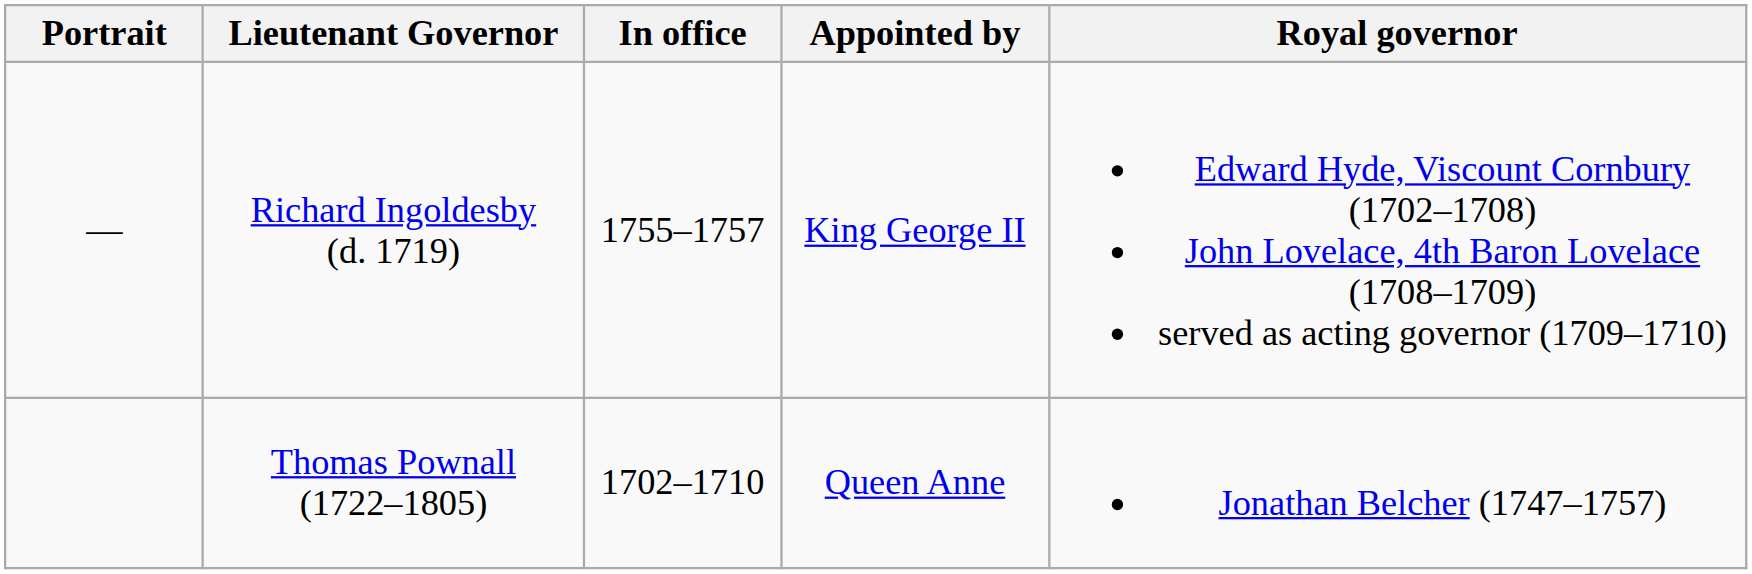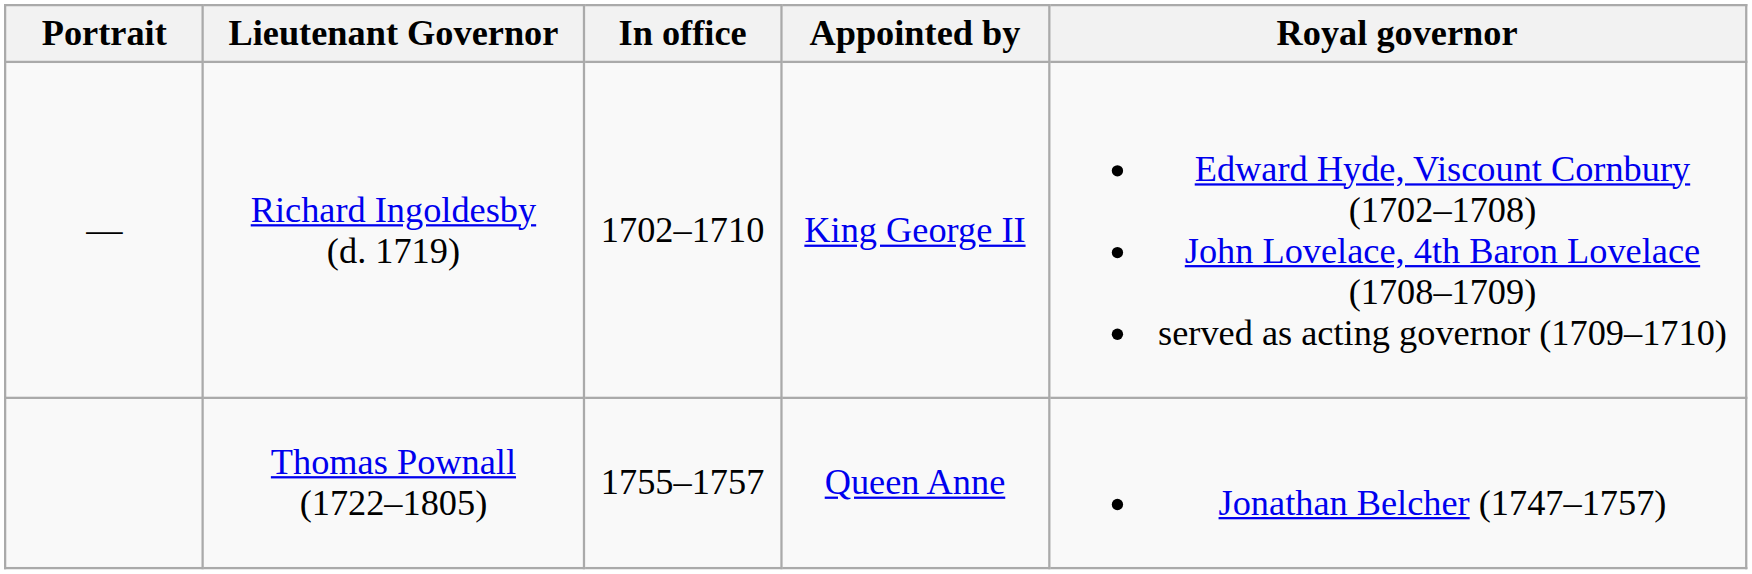(683, 229) 1755–1757 -> (683, 229) 1702–1710
(683, 482) 1702–1710 -> (683, 482) 1755–1757
